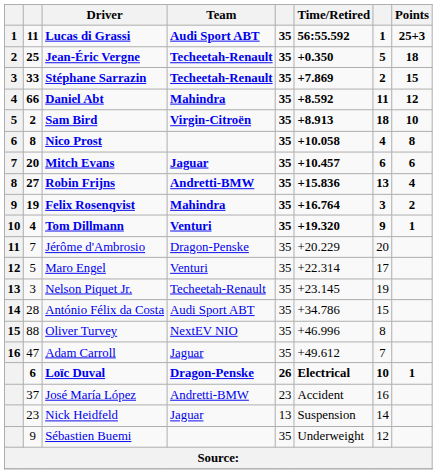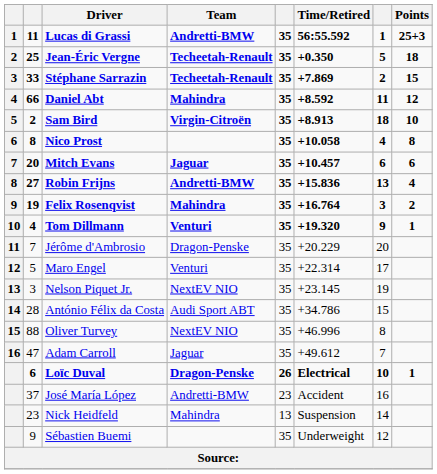(215, 35) Audi Sport ABT -> (212, 35) Andretti-BMW
(218, 288) Techeetah-Renault -> (204, 288) NextEV NIO
(187, 415) Jaguar -> (195, 415) Mahindra
